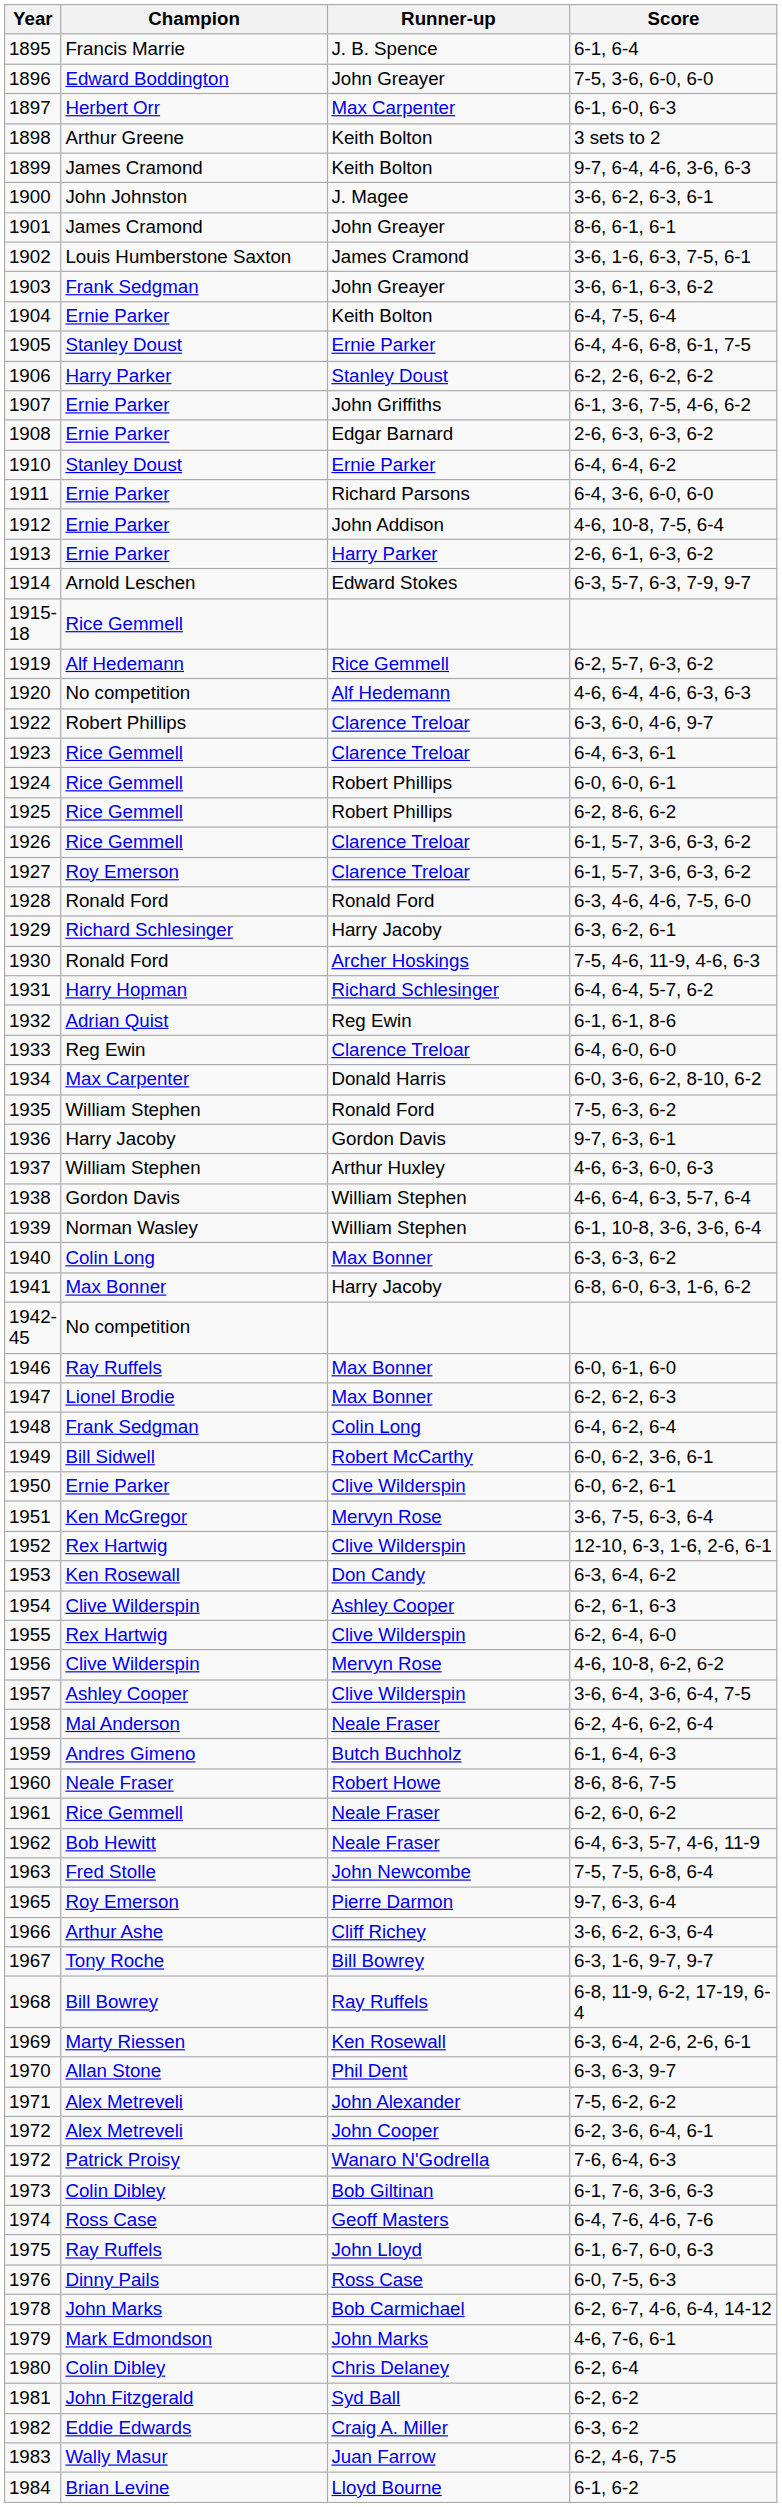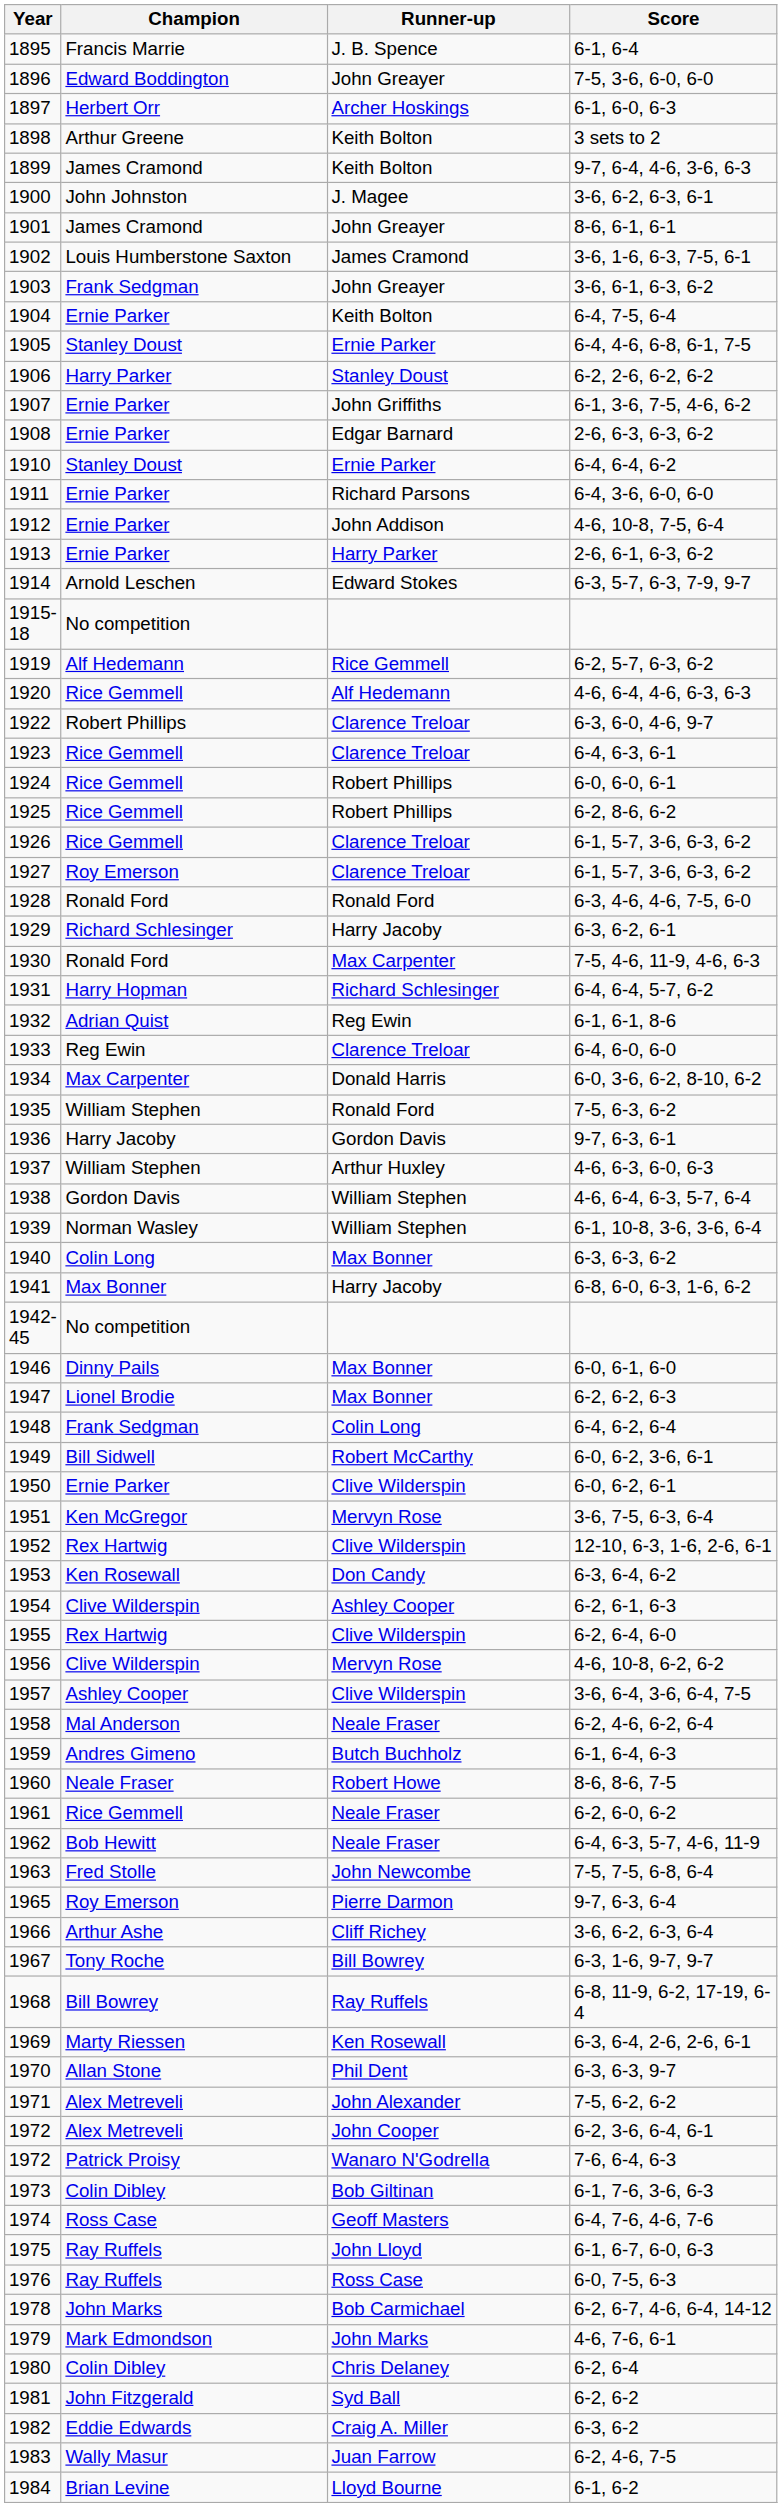(393, 108) Max Carpenter -> (400, 108) Archer Hoskings
(124, 623) Rice Gemmell -> (128, 623) No competition
(128, 693) No competition -> (124, 693) Rice Gemmell
(400, 960) Archer Hoskings -> (393, 960) Max Carpenter
(114, 1367) Ray Ruffels -> (112, 1367) Dinny Pails
(112, 2279) Dinny Pails -> (114, 2279) Ray Ruffels
